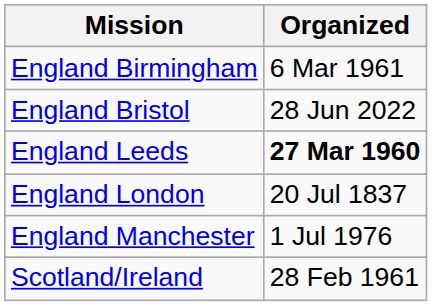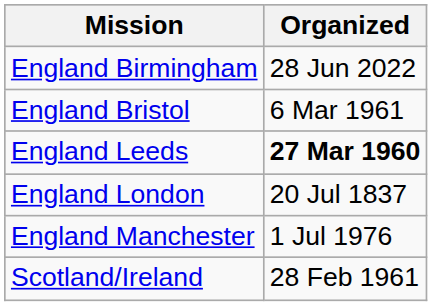(337, 67) 6 Mar 1961 -> (343, 67) 28 Jun 2022
(343, 109) 28 Jun 2022 -> (337, 109) 6 Mar 1961
